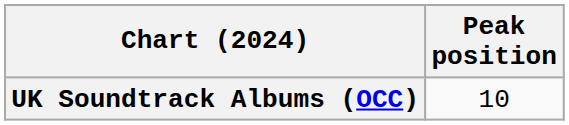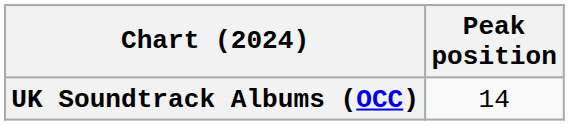(494, 99) 10 -> (494, 99) 14
